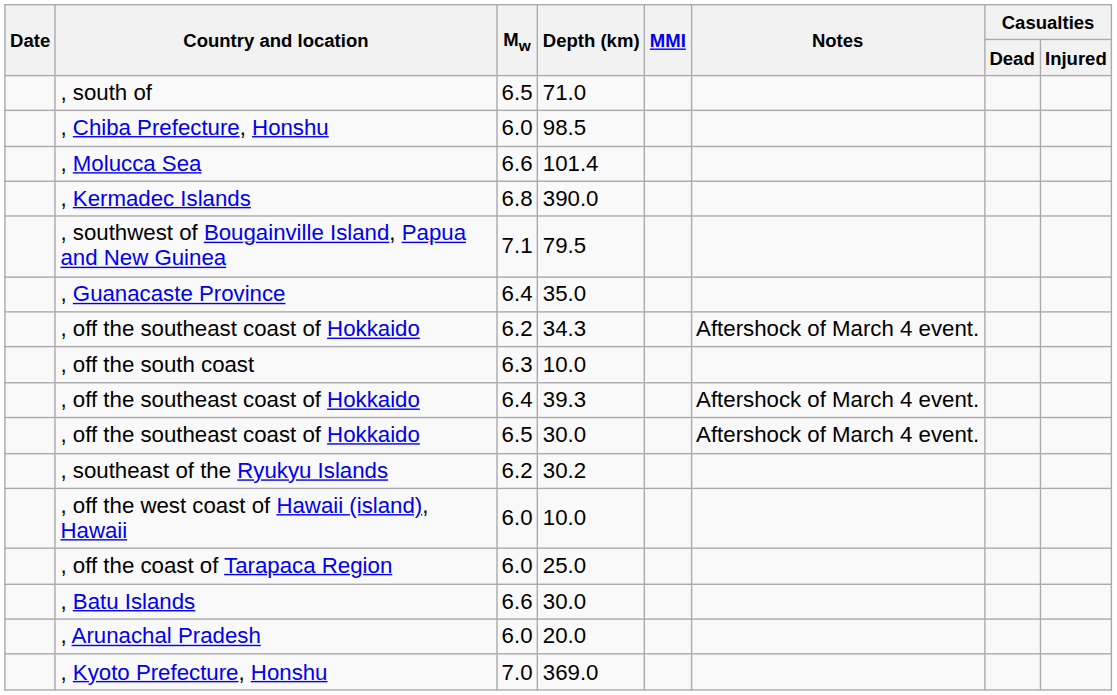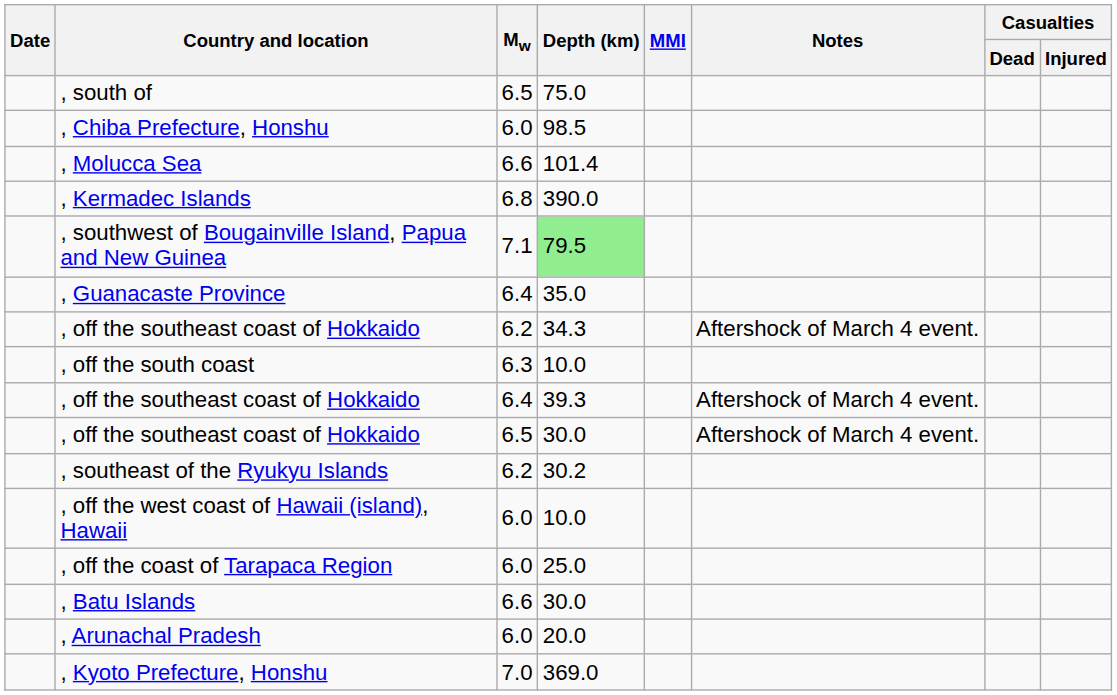(564, 92) 71.0 -> (564, 92) 75.0
(564, 246) no background -> (564, 246) lightgreen background
